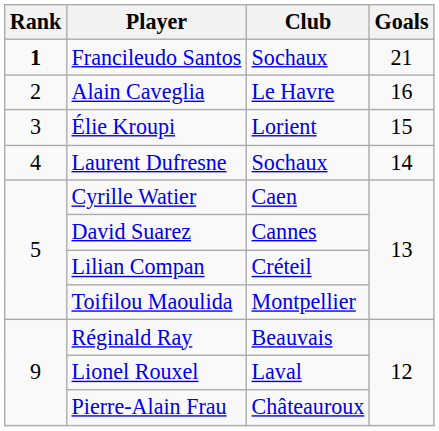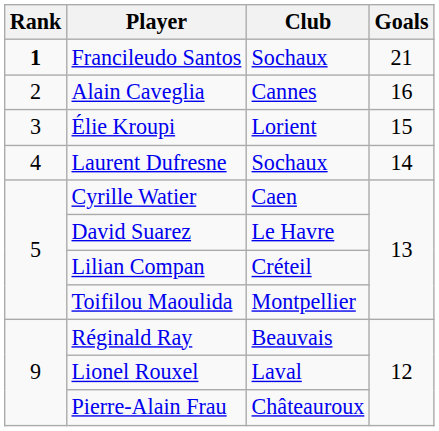(293, 92) Le Havre -> (284, 92) Cannes
(284, 232) Cannes -> (293, 232) Le Havre
